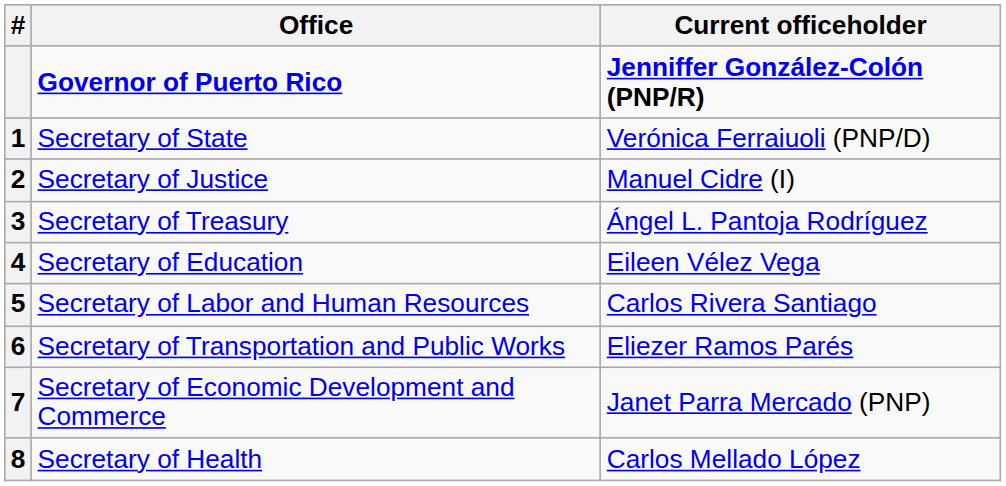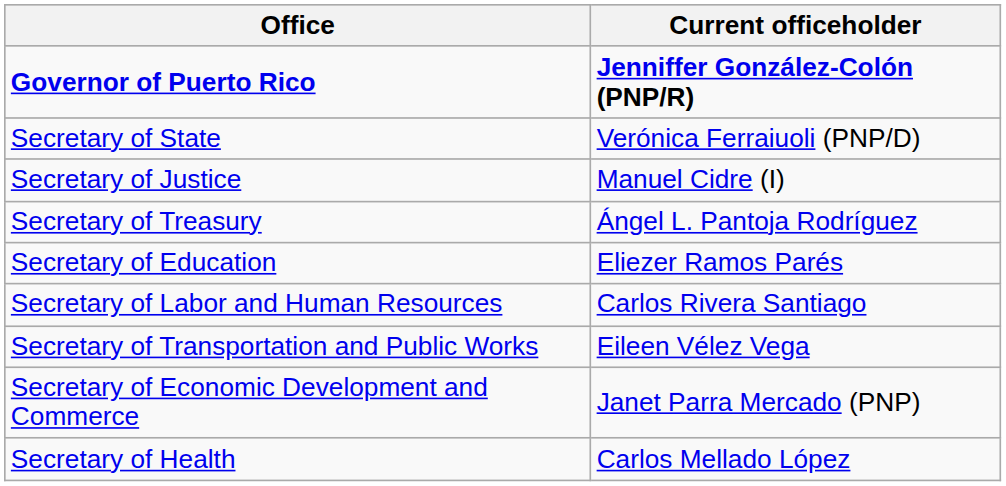- column: (18, 25)
(713, 262) Eileen Vélez Vega -> (720, 262) Eliezer Ramos Parés
(730, 346) Eliezer Ramos Parés -> (703, 346) Eileen Vélez Vega
